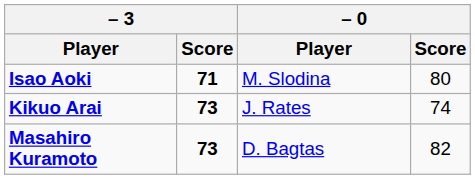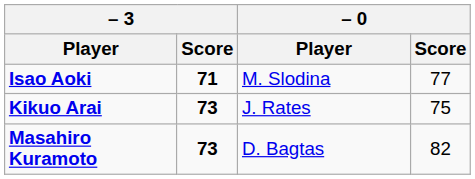(440, 78) 80 -> (440, 78) 77
(440, 108) 74 -> (440, 108) 75
